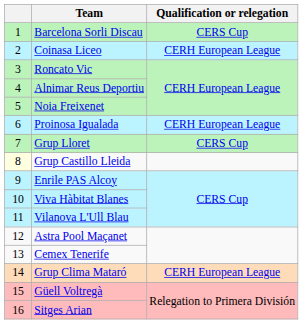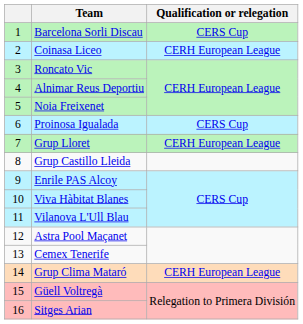(222, 124) CERH European League -> (222, 124) CERS Cup
(222, 143) CERS Cup -> (222, 143) CERH European League
(18, 161) lightyellow background -> (18, 161) no background
